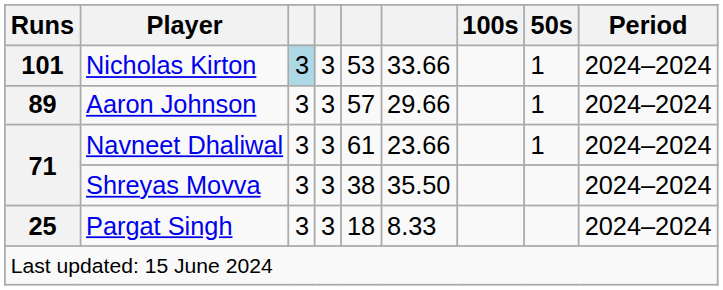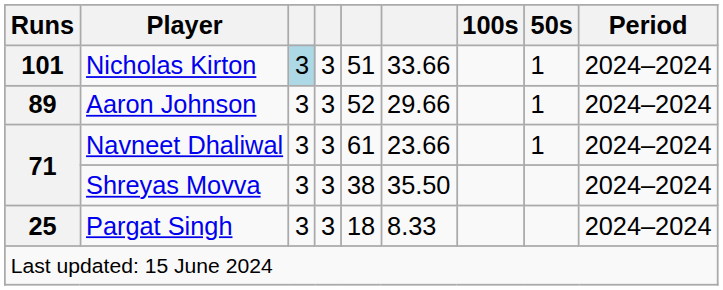(361, 65) 53 -> (361, 65) 51
(361, 105) 57 -> (361, 105) 52
